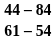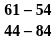rows swapped: (28, 31) <-> (28, 9)
